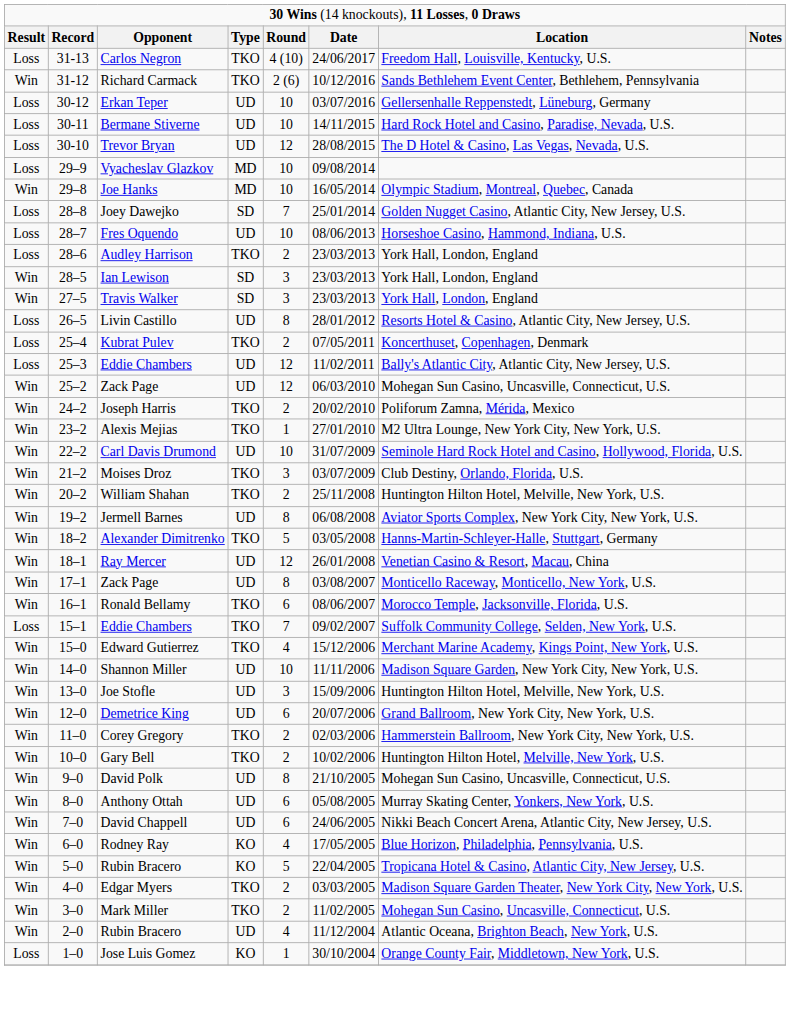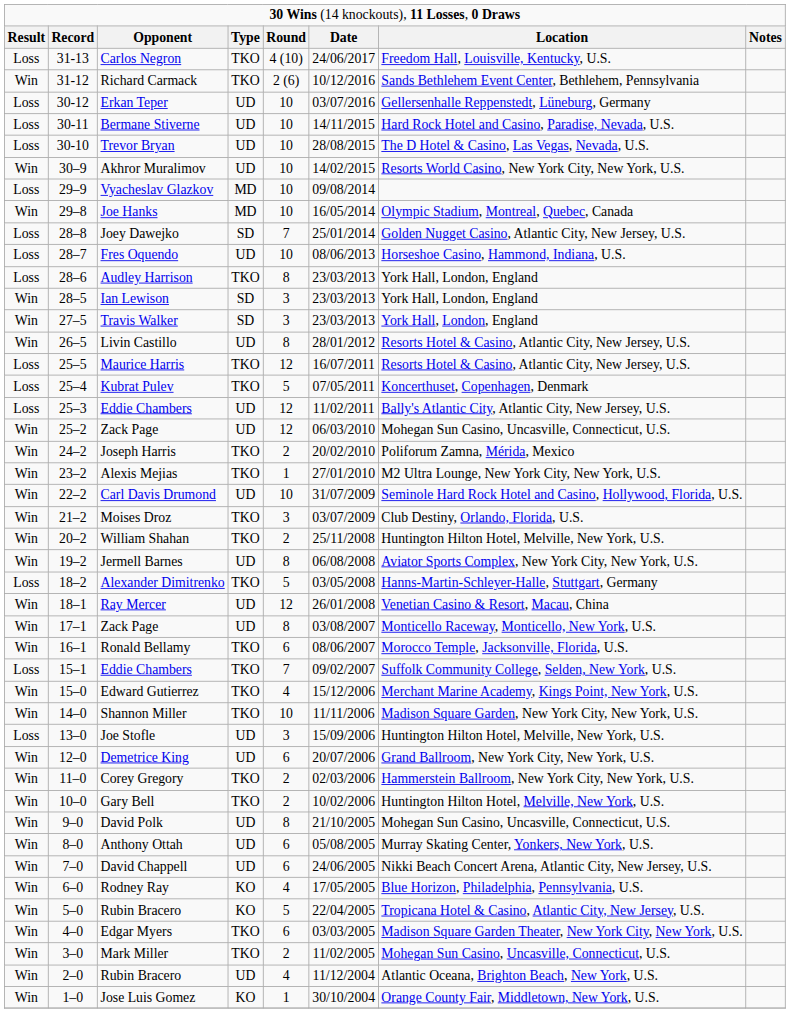(286, 146) 12 -> (286, 146) 10
+ row: (73, 168)
(286, 255) 2 -> (286, 277) 8
(26, 320) Loss -> (26, 342) Win
+ row: (73, 364)
(286, 342) 2 -> (286, 386) 5
(26, 539) Win -> (26, 582) Loss
(245, 670) UD -> (245, 713) TKO
(26, 691) Win -> (26, 735) Loss
(286, 888) 2 -> (286, 931) 6
(26, 953) Loss -> (26, 997) Win
